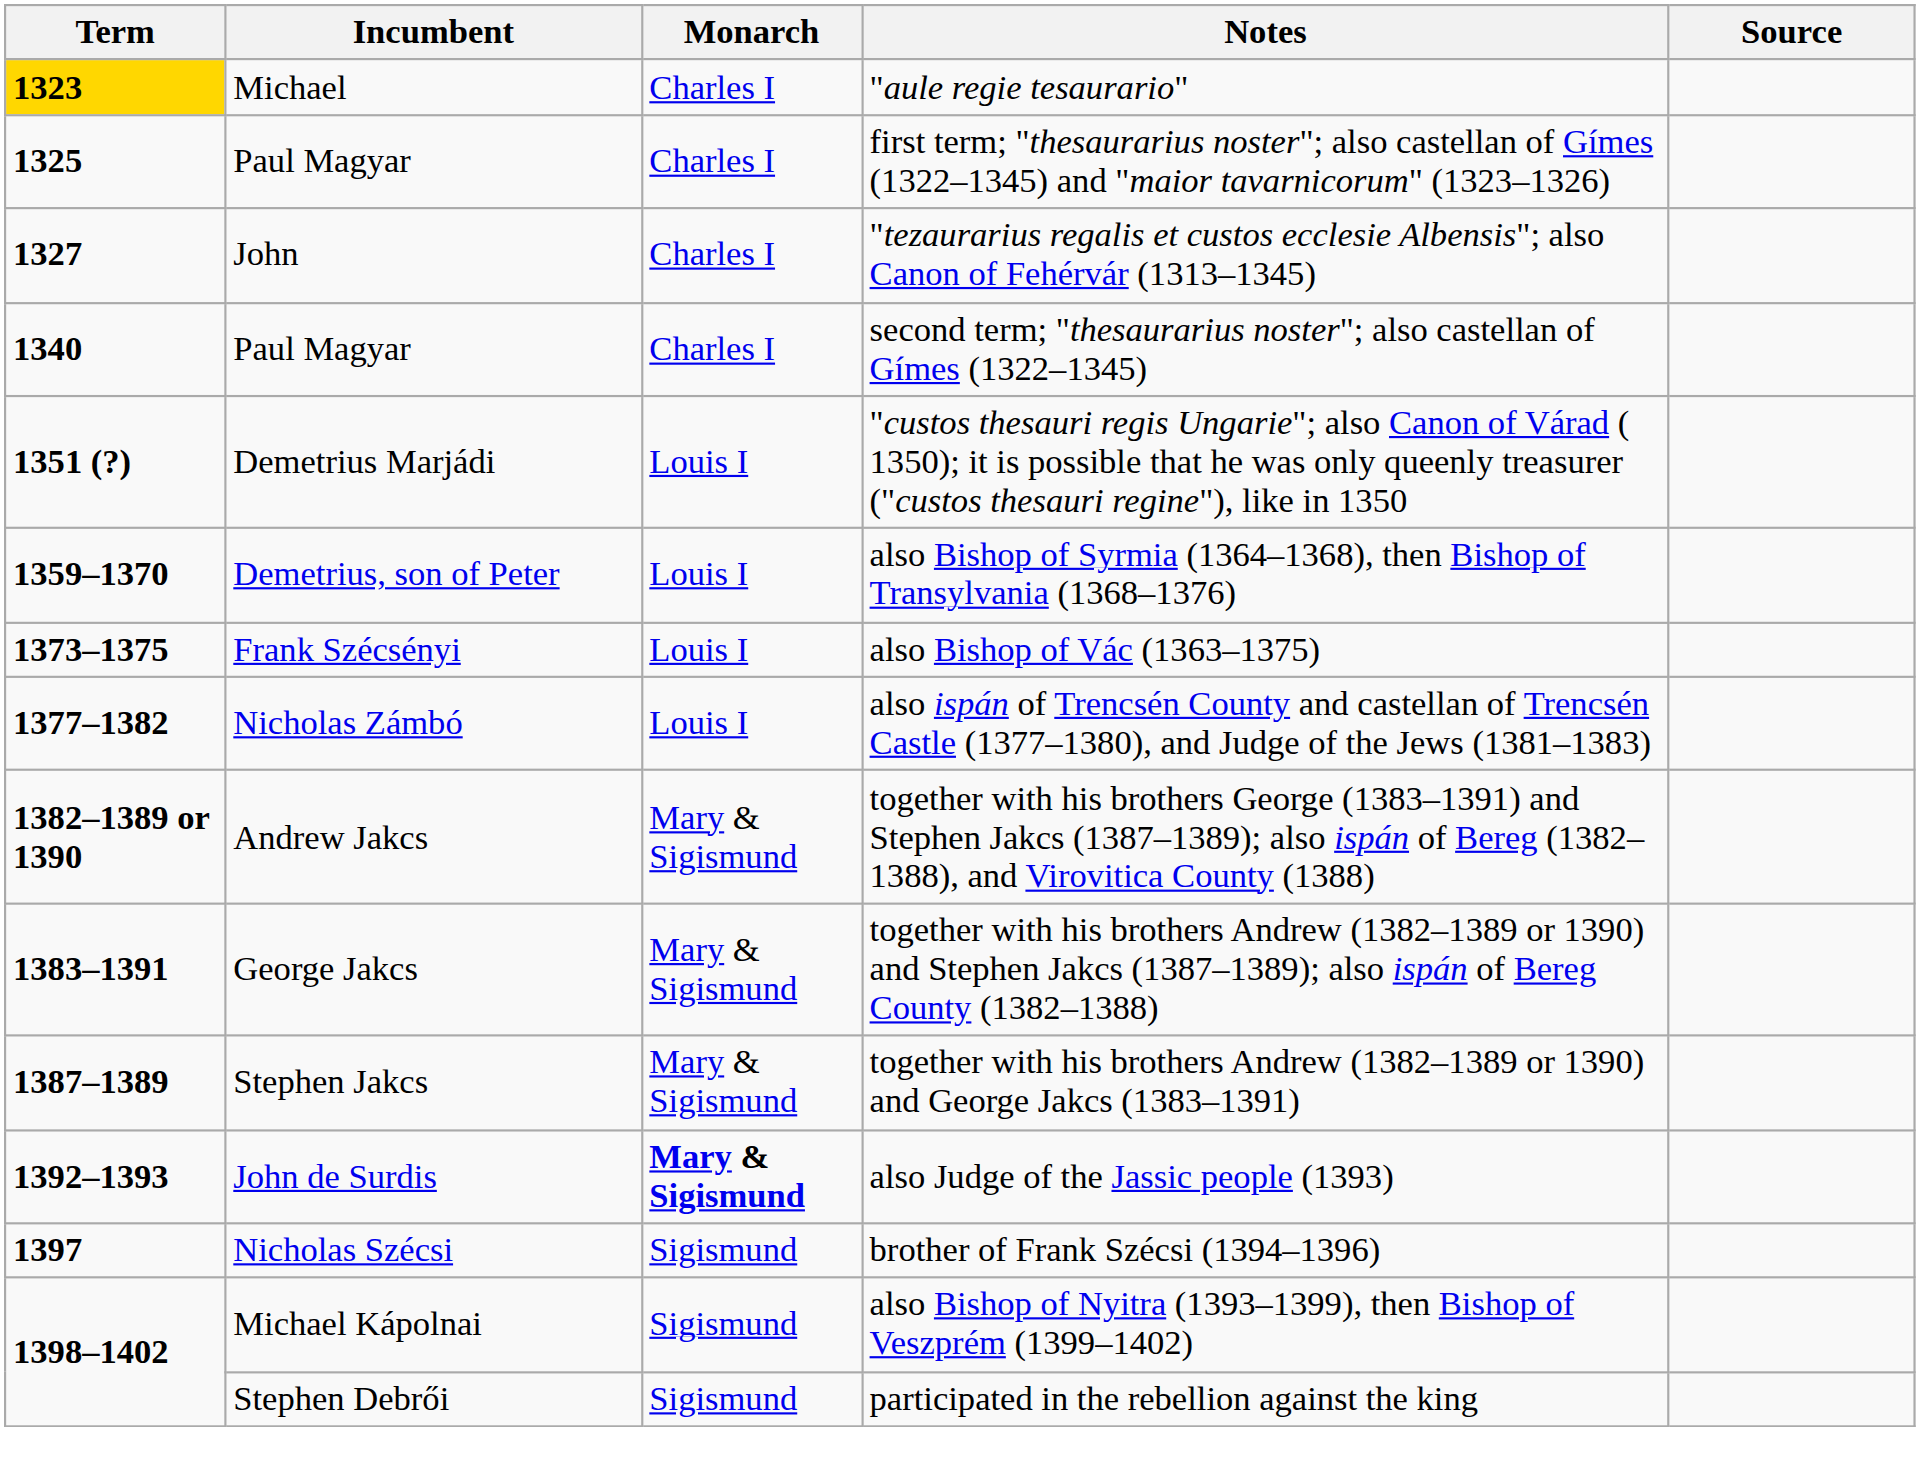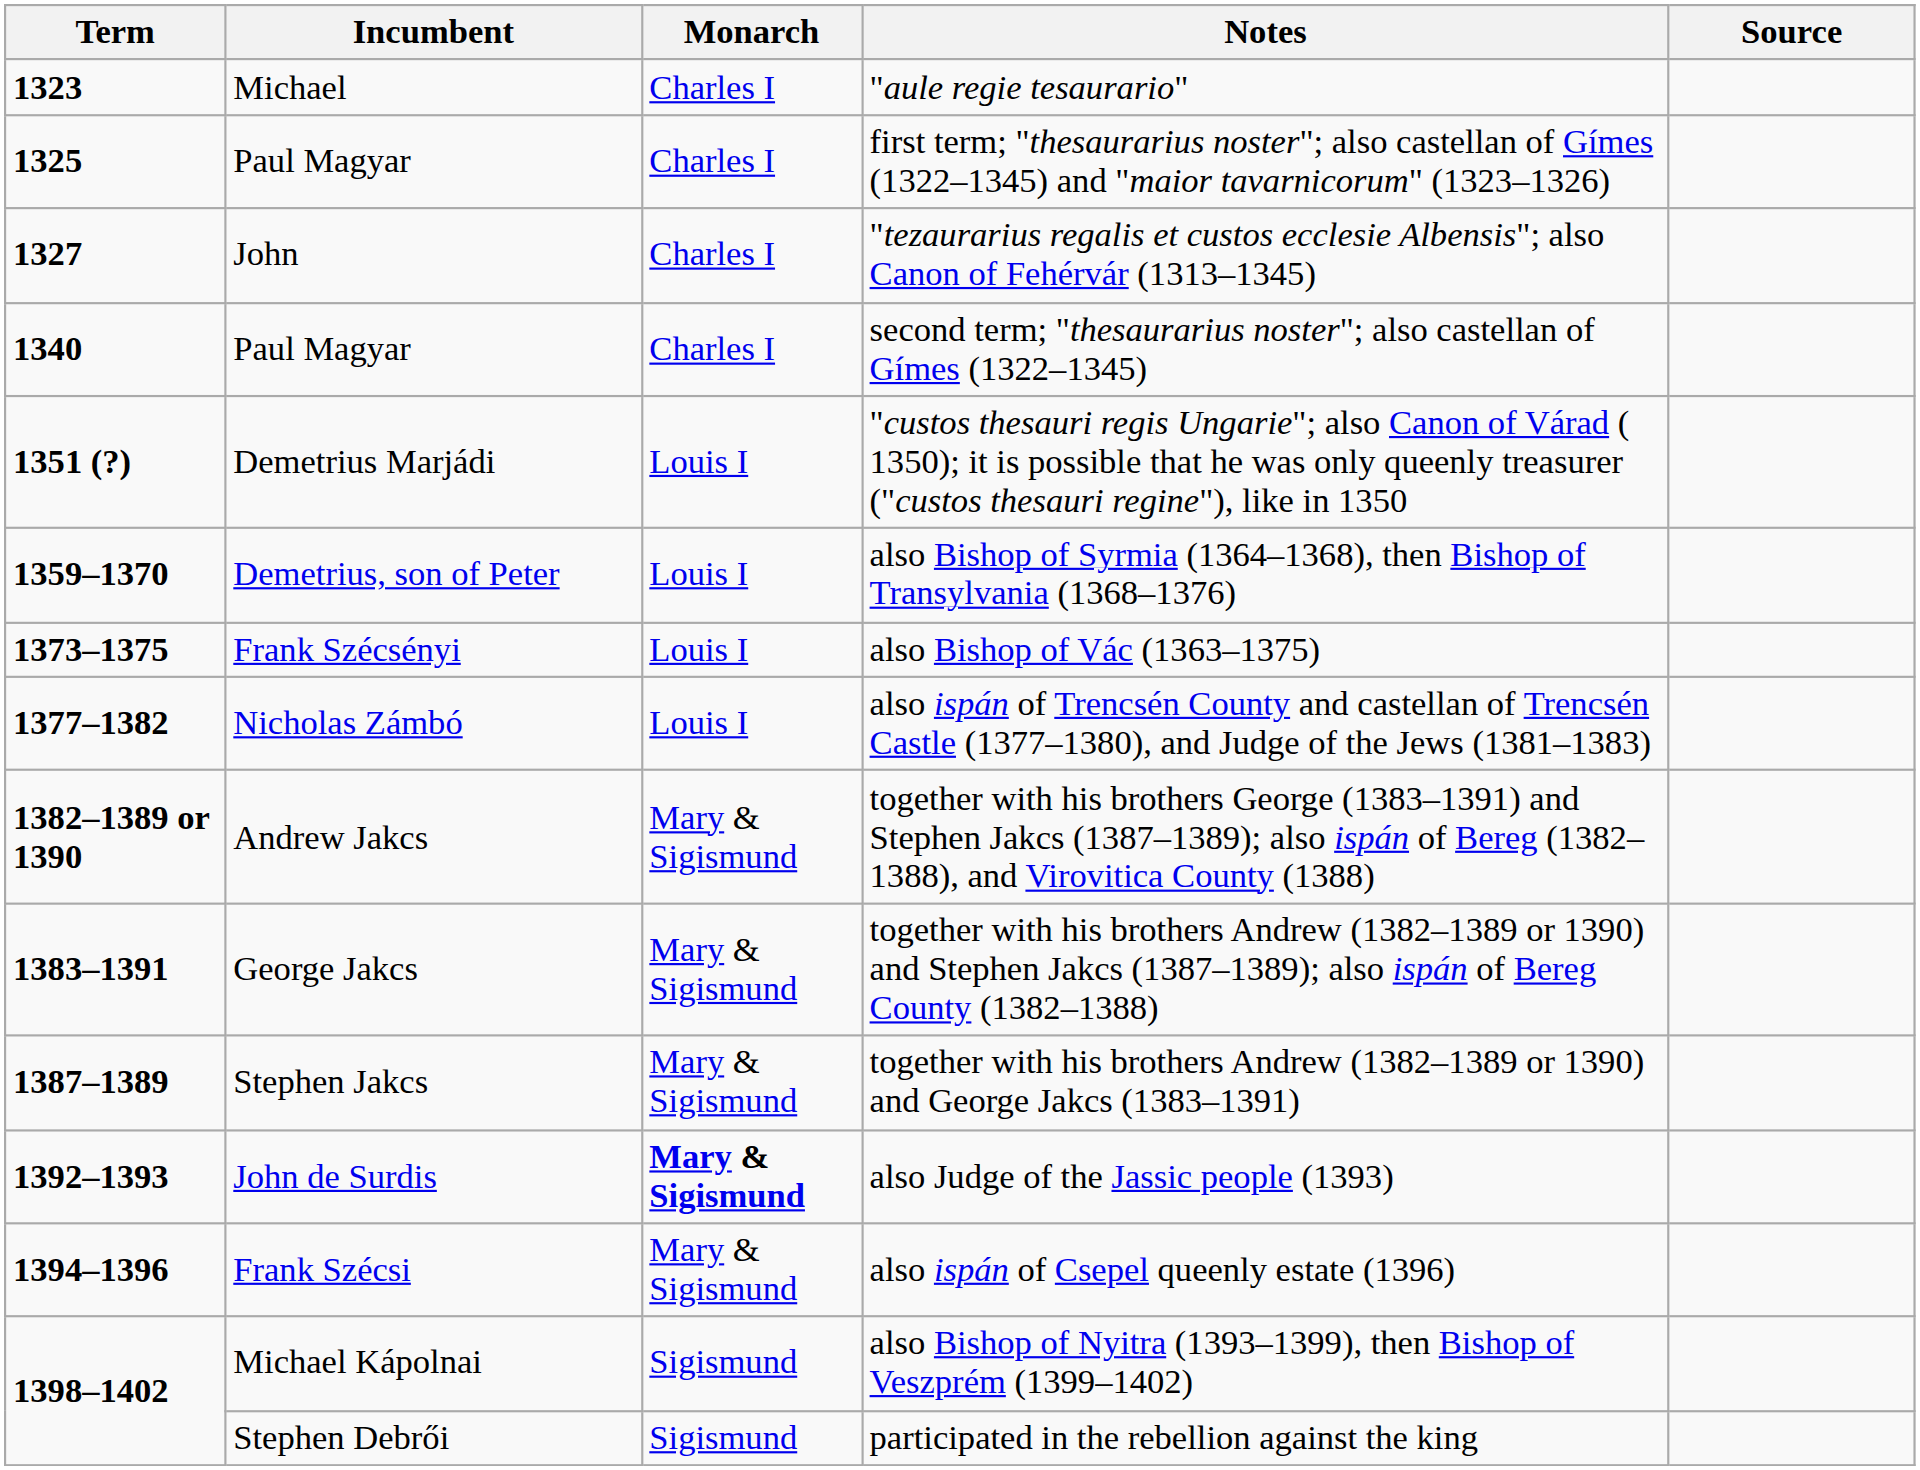(48, 86) gold background -> (48, 86) no background
+ row: (1162, 1269)
- row: (1125, 1249)
